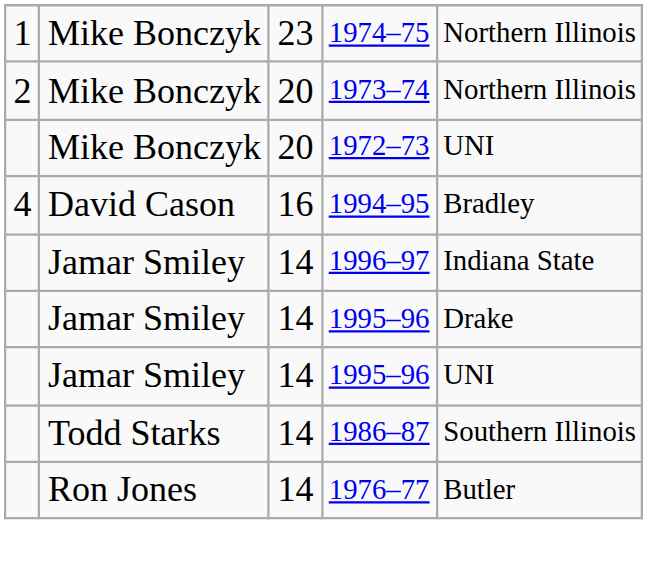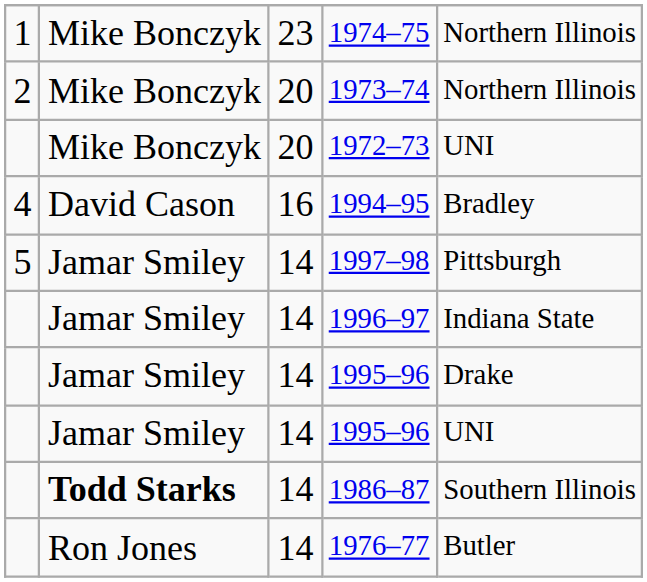+ row: (22, 261)
(134, 432) normal -> (142, 489) bold
